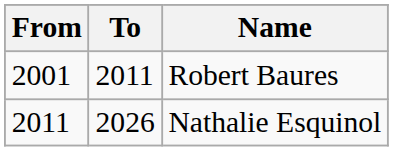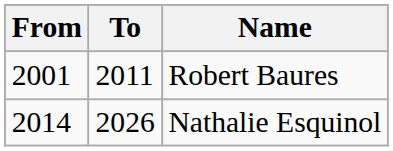(41, 121) 2011 -> (41, 121) 2014
